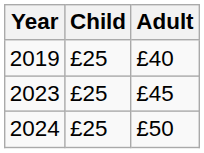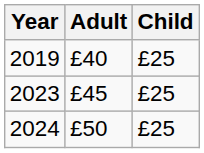columns swapped: (165, 22) <-> (98, 22)
